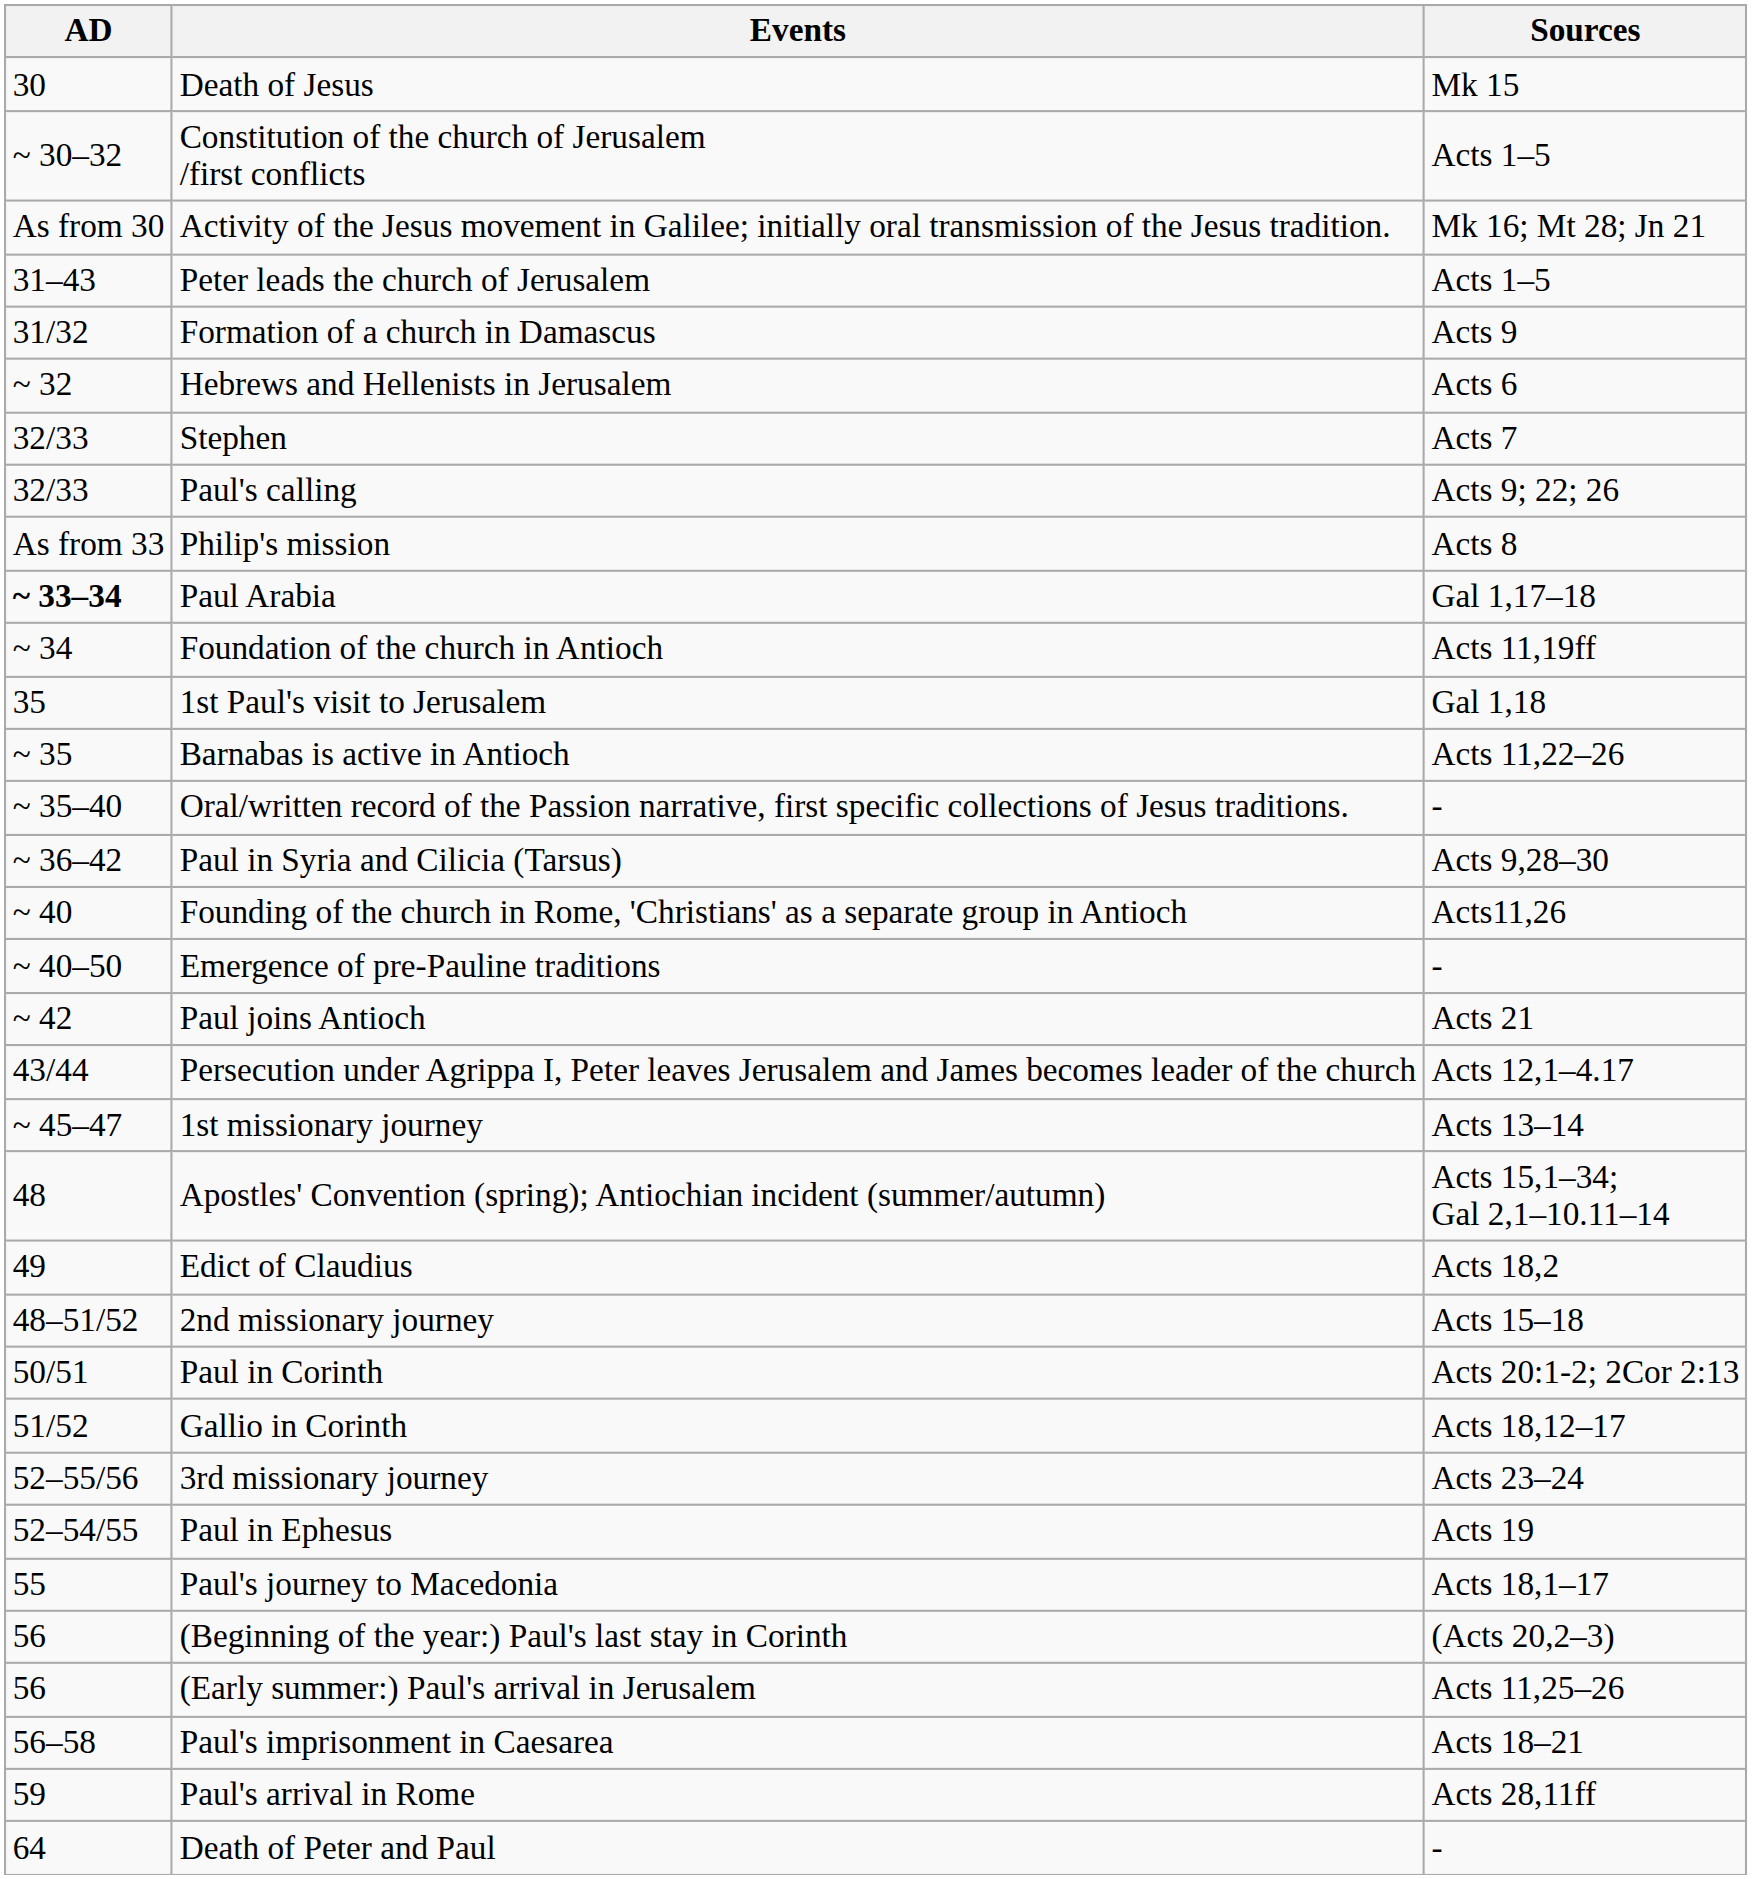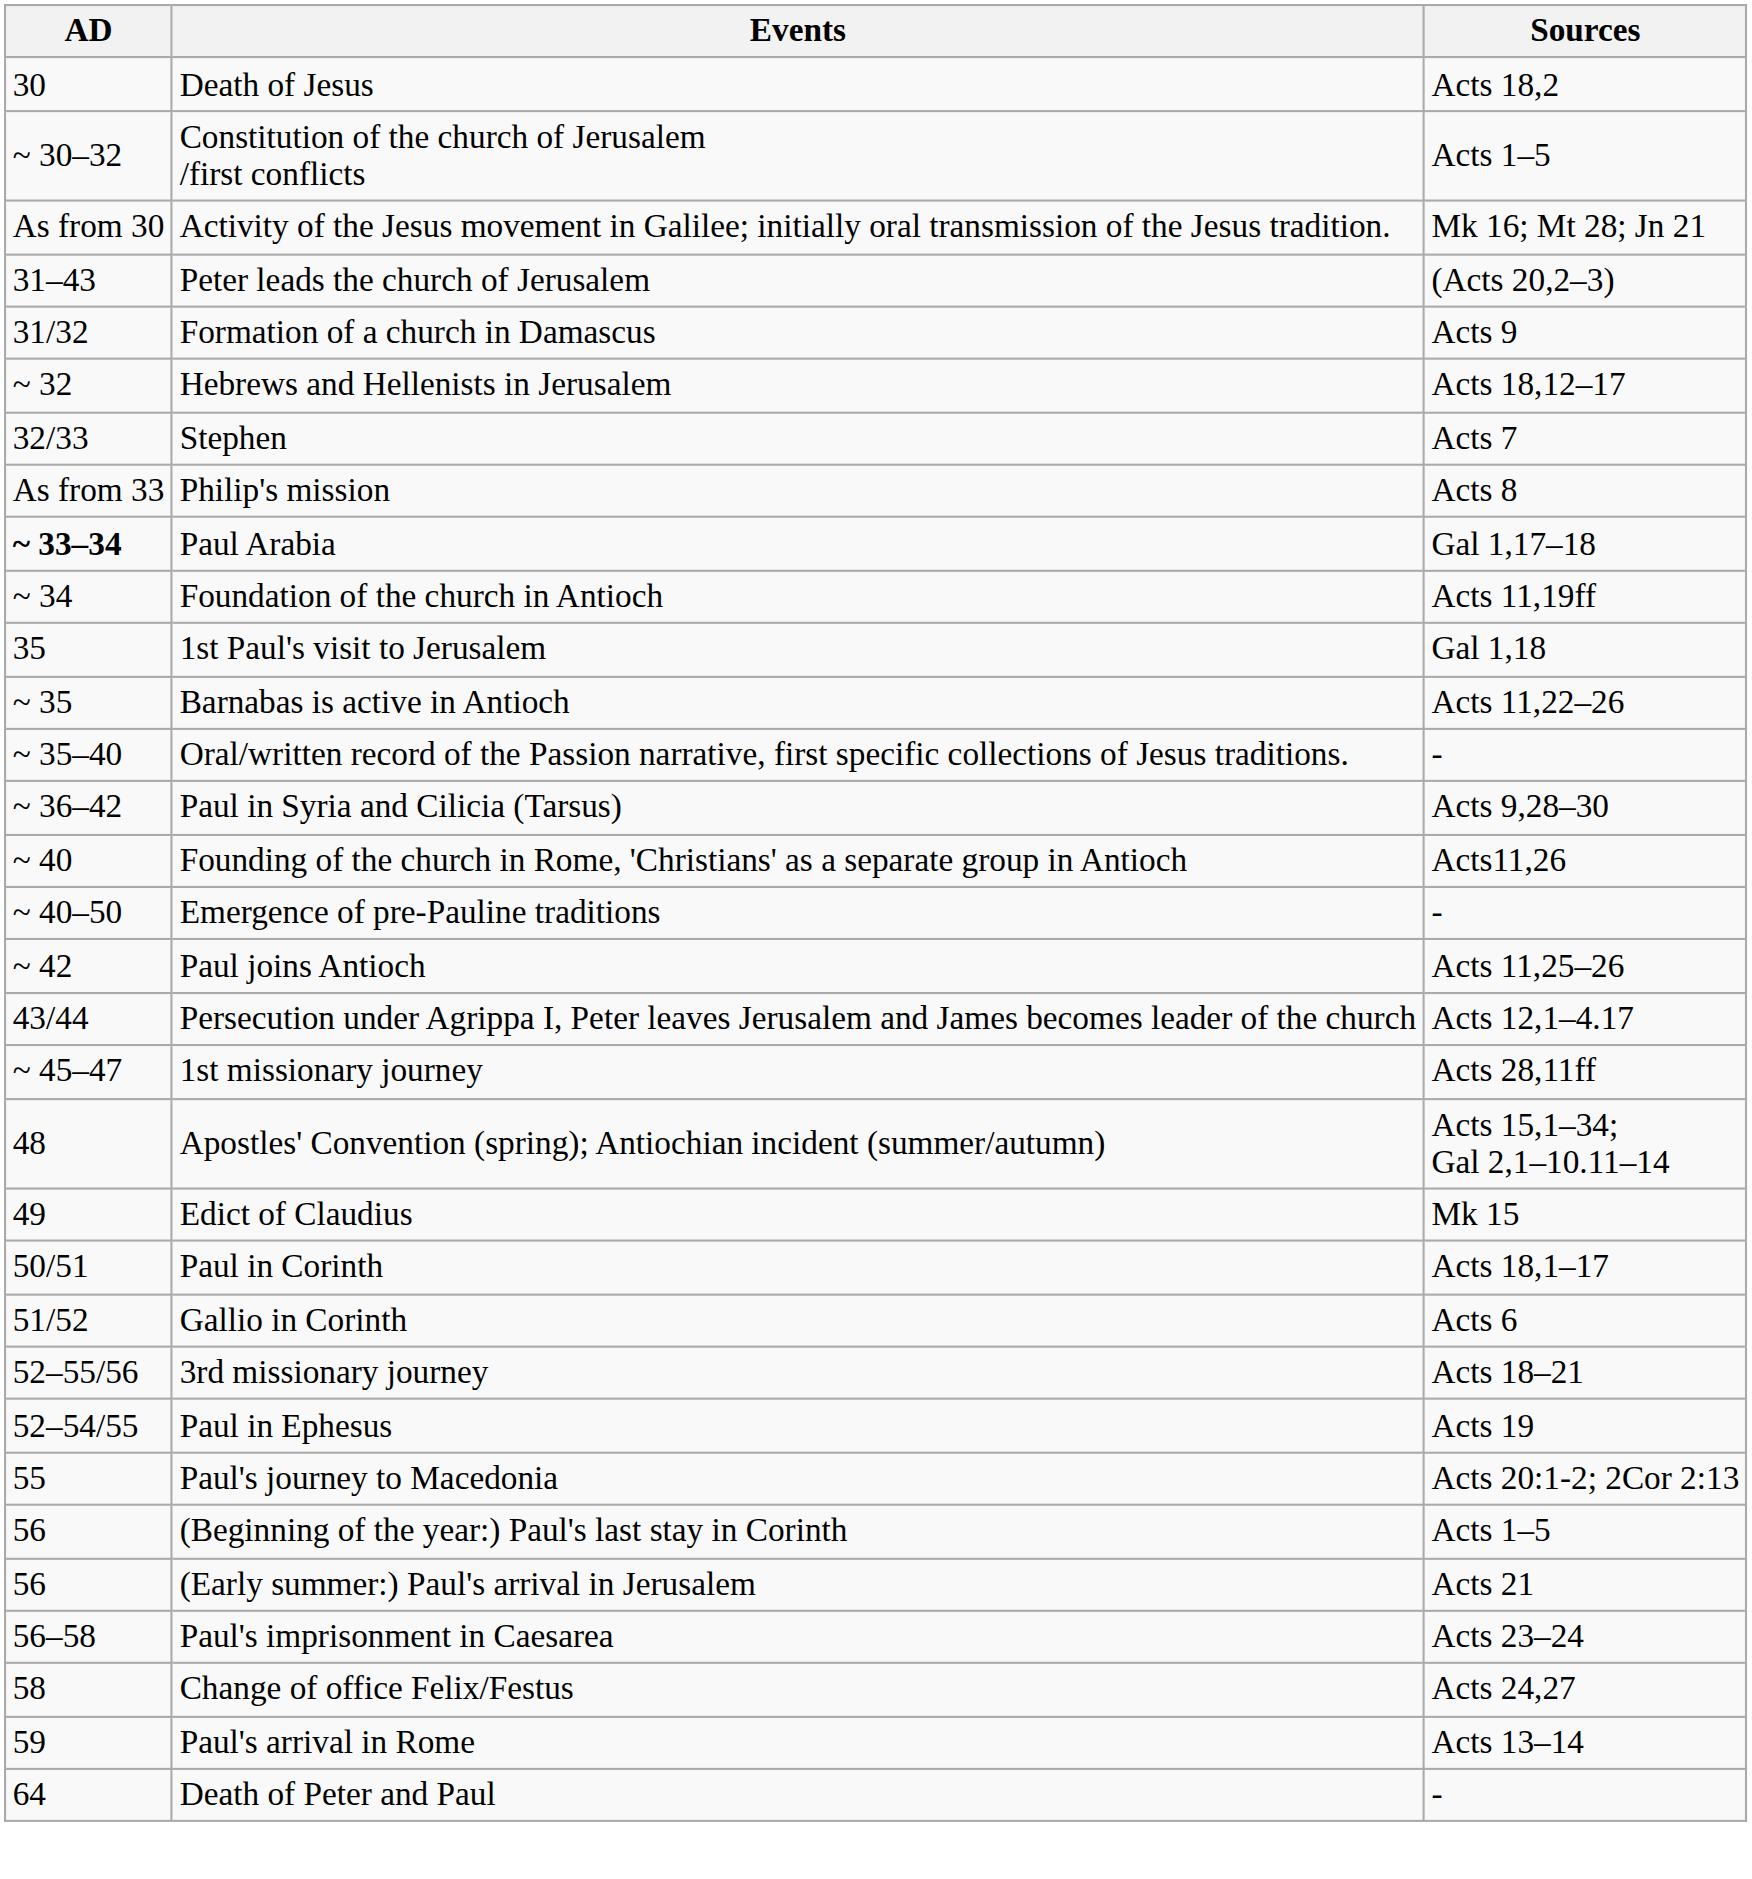(1475, 83) Mk 15 -> (1495, 83) Acts 18,2
(1491, 279) Acts 1–5 -> (1523, 279) (Acts 20,2–3)
(1474, 385) Acts 6 -> (1529, 385) Acts 18,12–17
- row: (268, 490)
(1483, 1018) Acts 21 -> (1528, 965) Acts 11,25–26
(1508, 1123) Acts 13–14 -> (1514, 1071) Acts 28,11ff
(1495, 1266) Acts 18,2 -> (1475, 1214) Mk 15
- row: (337, 1319)
(1585, 1372) Acts 20:1-2; 2Cor 2:13 -> (1520, 1266) Acts 18,1–17
(1529, 1425) Acts 18,12–17 -> (1474, 1319) Acts 6
(1508, 1478) Acts 23–24 -> (1508, 1372) Acts 18–21
(1520, 1583) Acts 18,1–17 -> (1585, 1478) Acts 20:1-2; 2Cor 2:13
(1523, 1636) (Acts 20,2–3) -> (1491, 1530) Acts 1–5
(1528, 1689) Acts 11,25–26 -> (1483, 1583) Acts 21
(1508, 1741) Acts 18–21 -> (1508, 1636) Acts 23–24
+ row: (377, 1689)
(1514, 1794) Acts 28,11ff -> (1508, 1741) Acts 13–14
